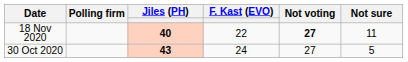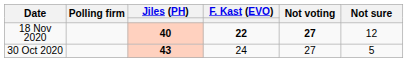(241, 34) normal -> (241, 34) bold
(372, 34) 11 -> (372, 34) 12
